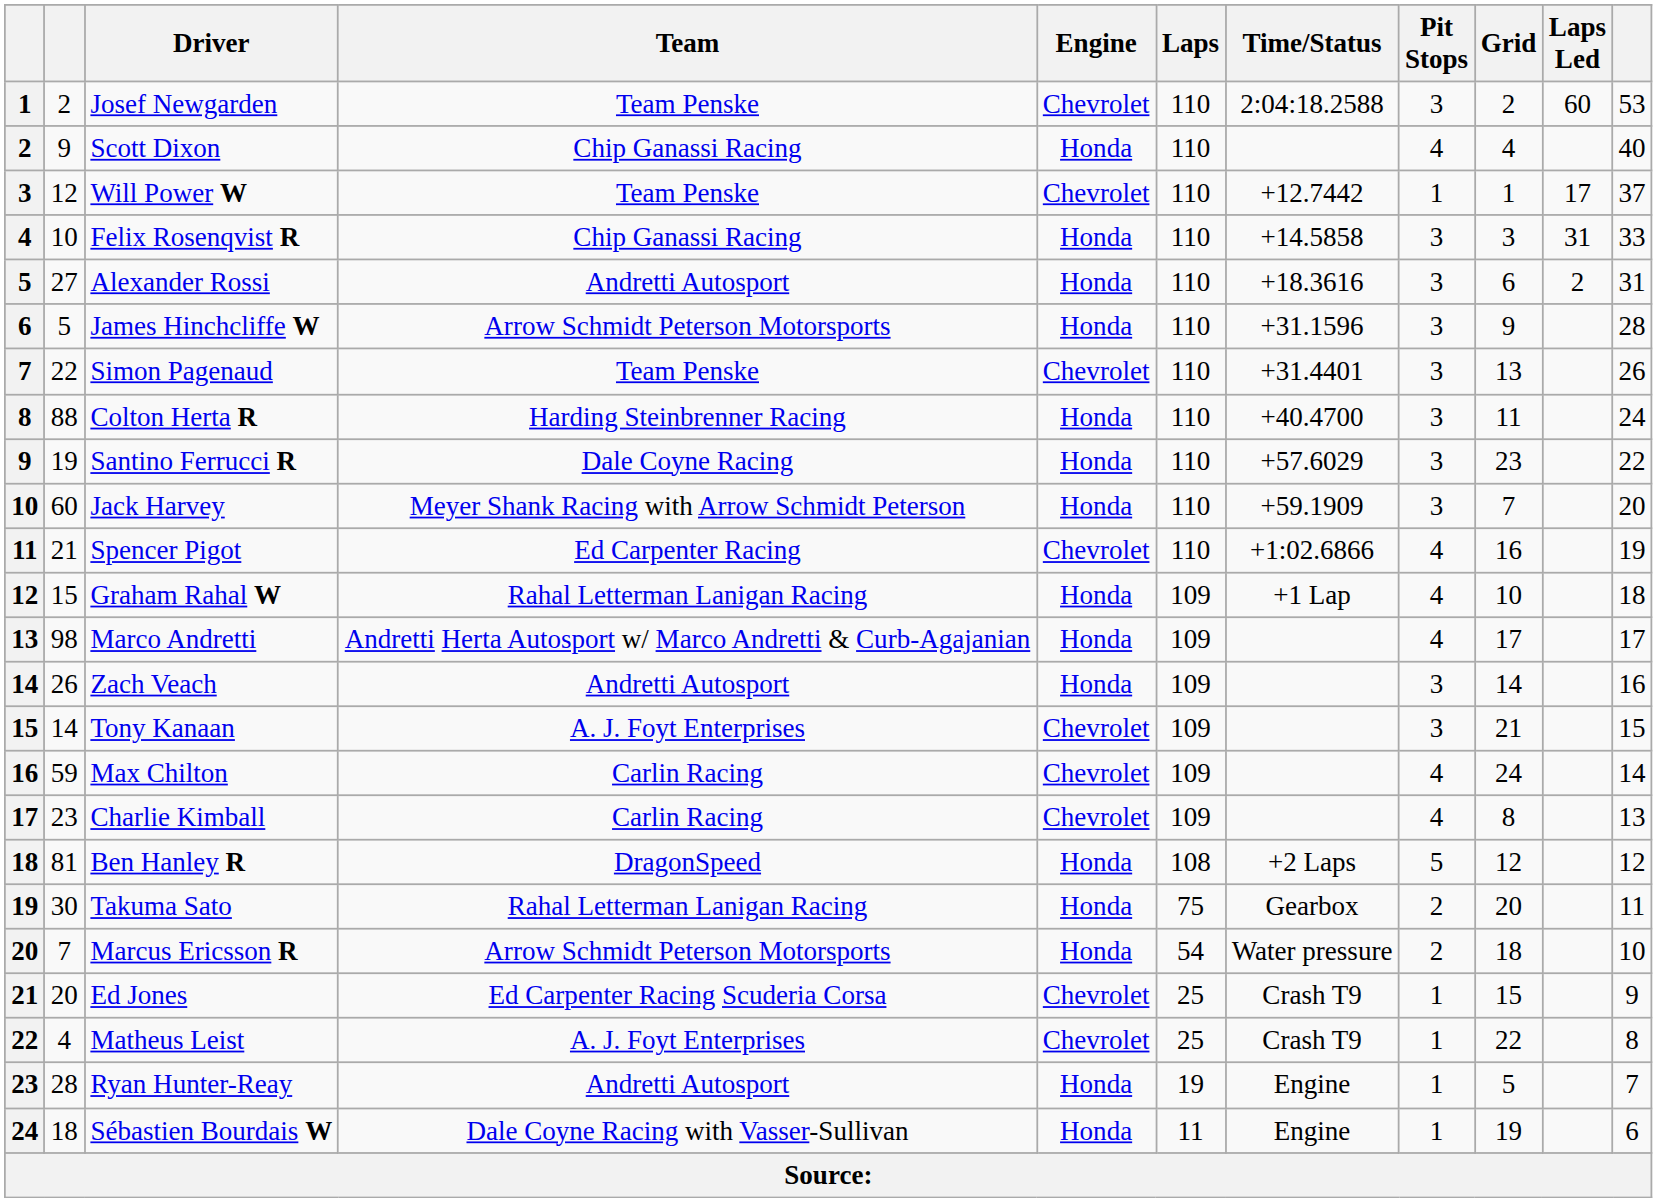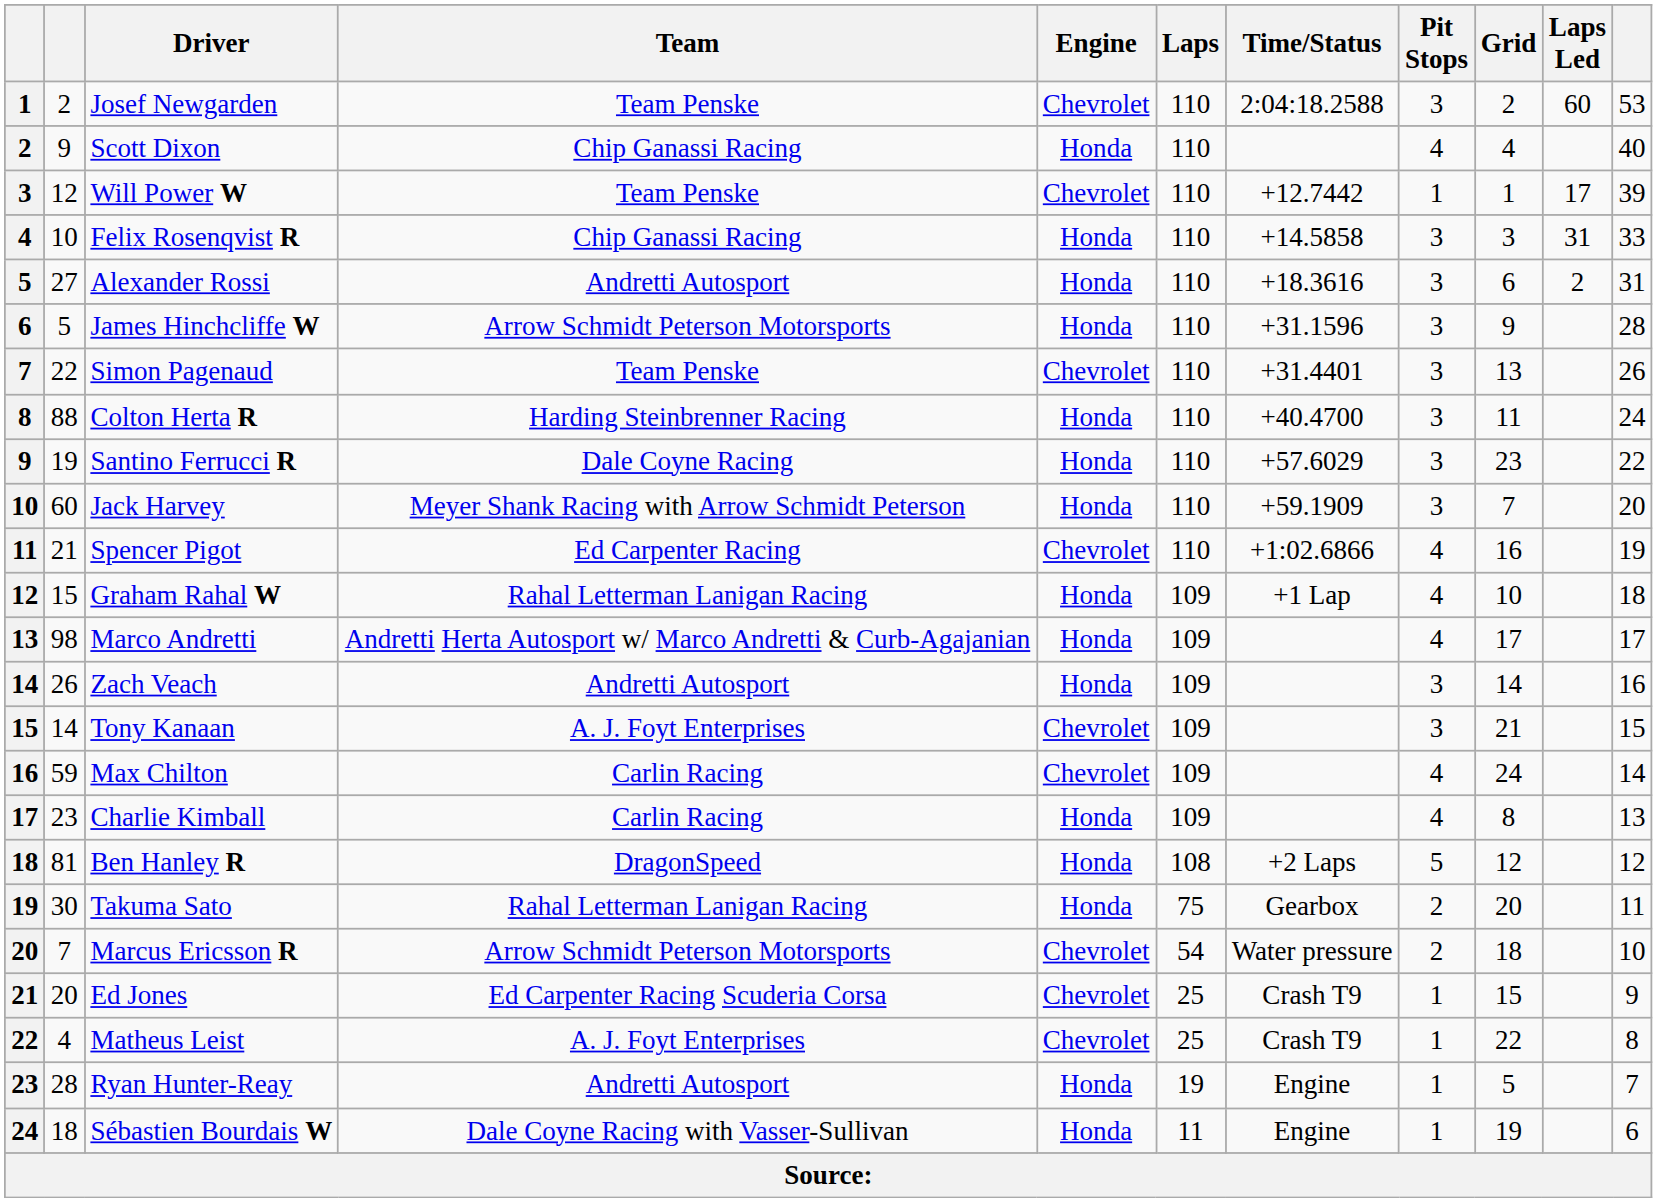(1632, 192) 37 -> (1632, 192) 39
(1096, 817) Chevrolet -> (1096, 817) Honda
(1096, 951) Honda -> (1096, 951) Chevrolet
